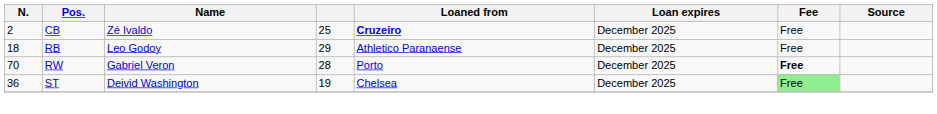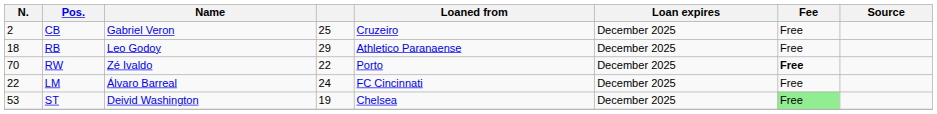(130, 30) Zé Ivaldo -> (141, 30) Gabriel Veron
(379, 30) bold -> (377, 30) normal
(141, 65) Gabriel Veron -> (130, 65) Zé Ivaldo
(325, 65) 28 -> (325, 65) 22
+ row: (53, 83)
(13, 83) 36 -> (13, 100) 53
